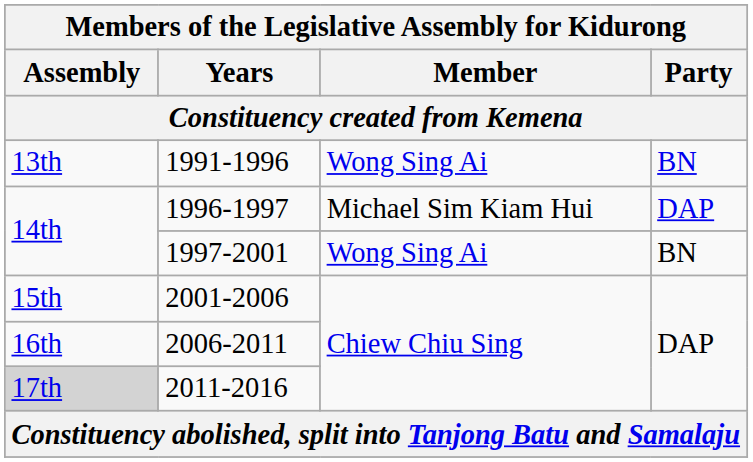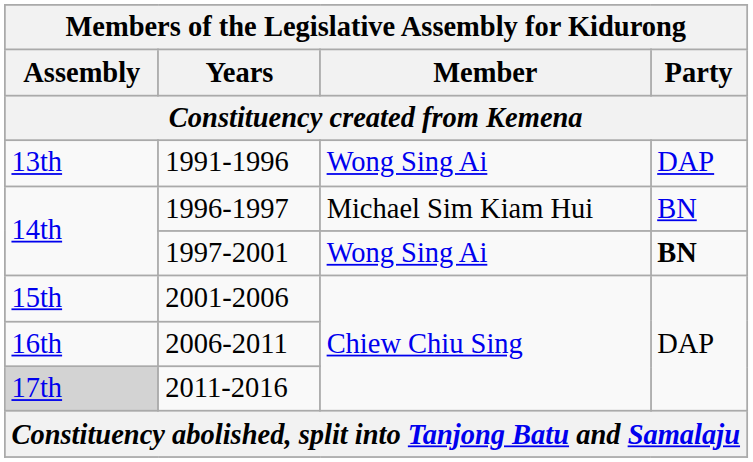(677, 162) BN -> (686, 162) DAP
(686, 207) DAP -> (677, 207) BN
(677, 252) normal -> (677, 252) bold
